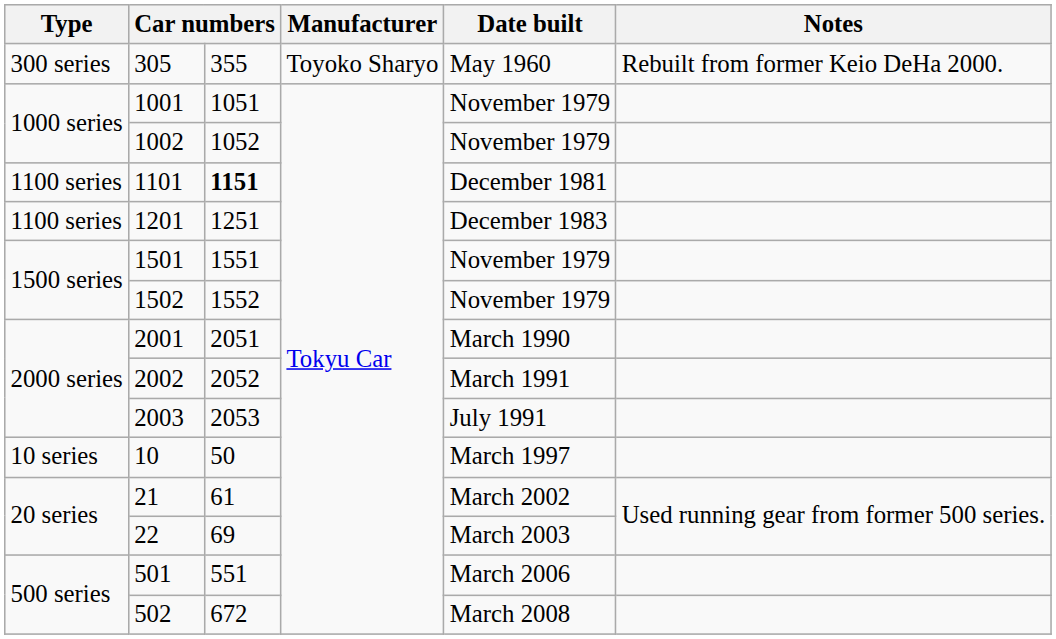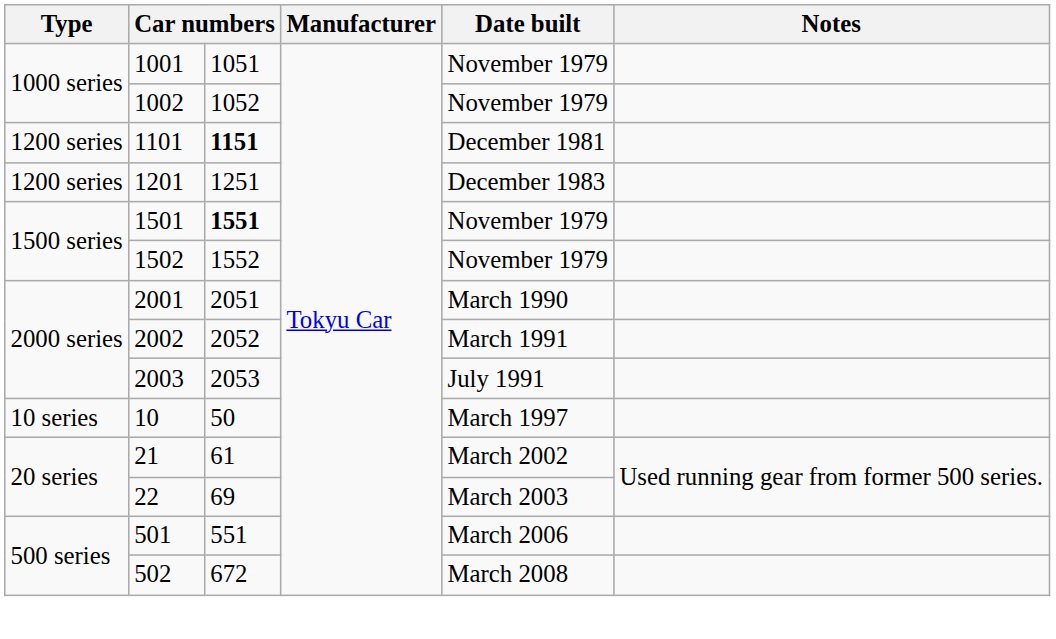- row: (153, 63)
(66, 181) 1100 series -> (67, 142) 1200 series
(66, 220) 1100 series -> (67, 181) 1200 series
(235, 260) normal -> (235, 220) bold
